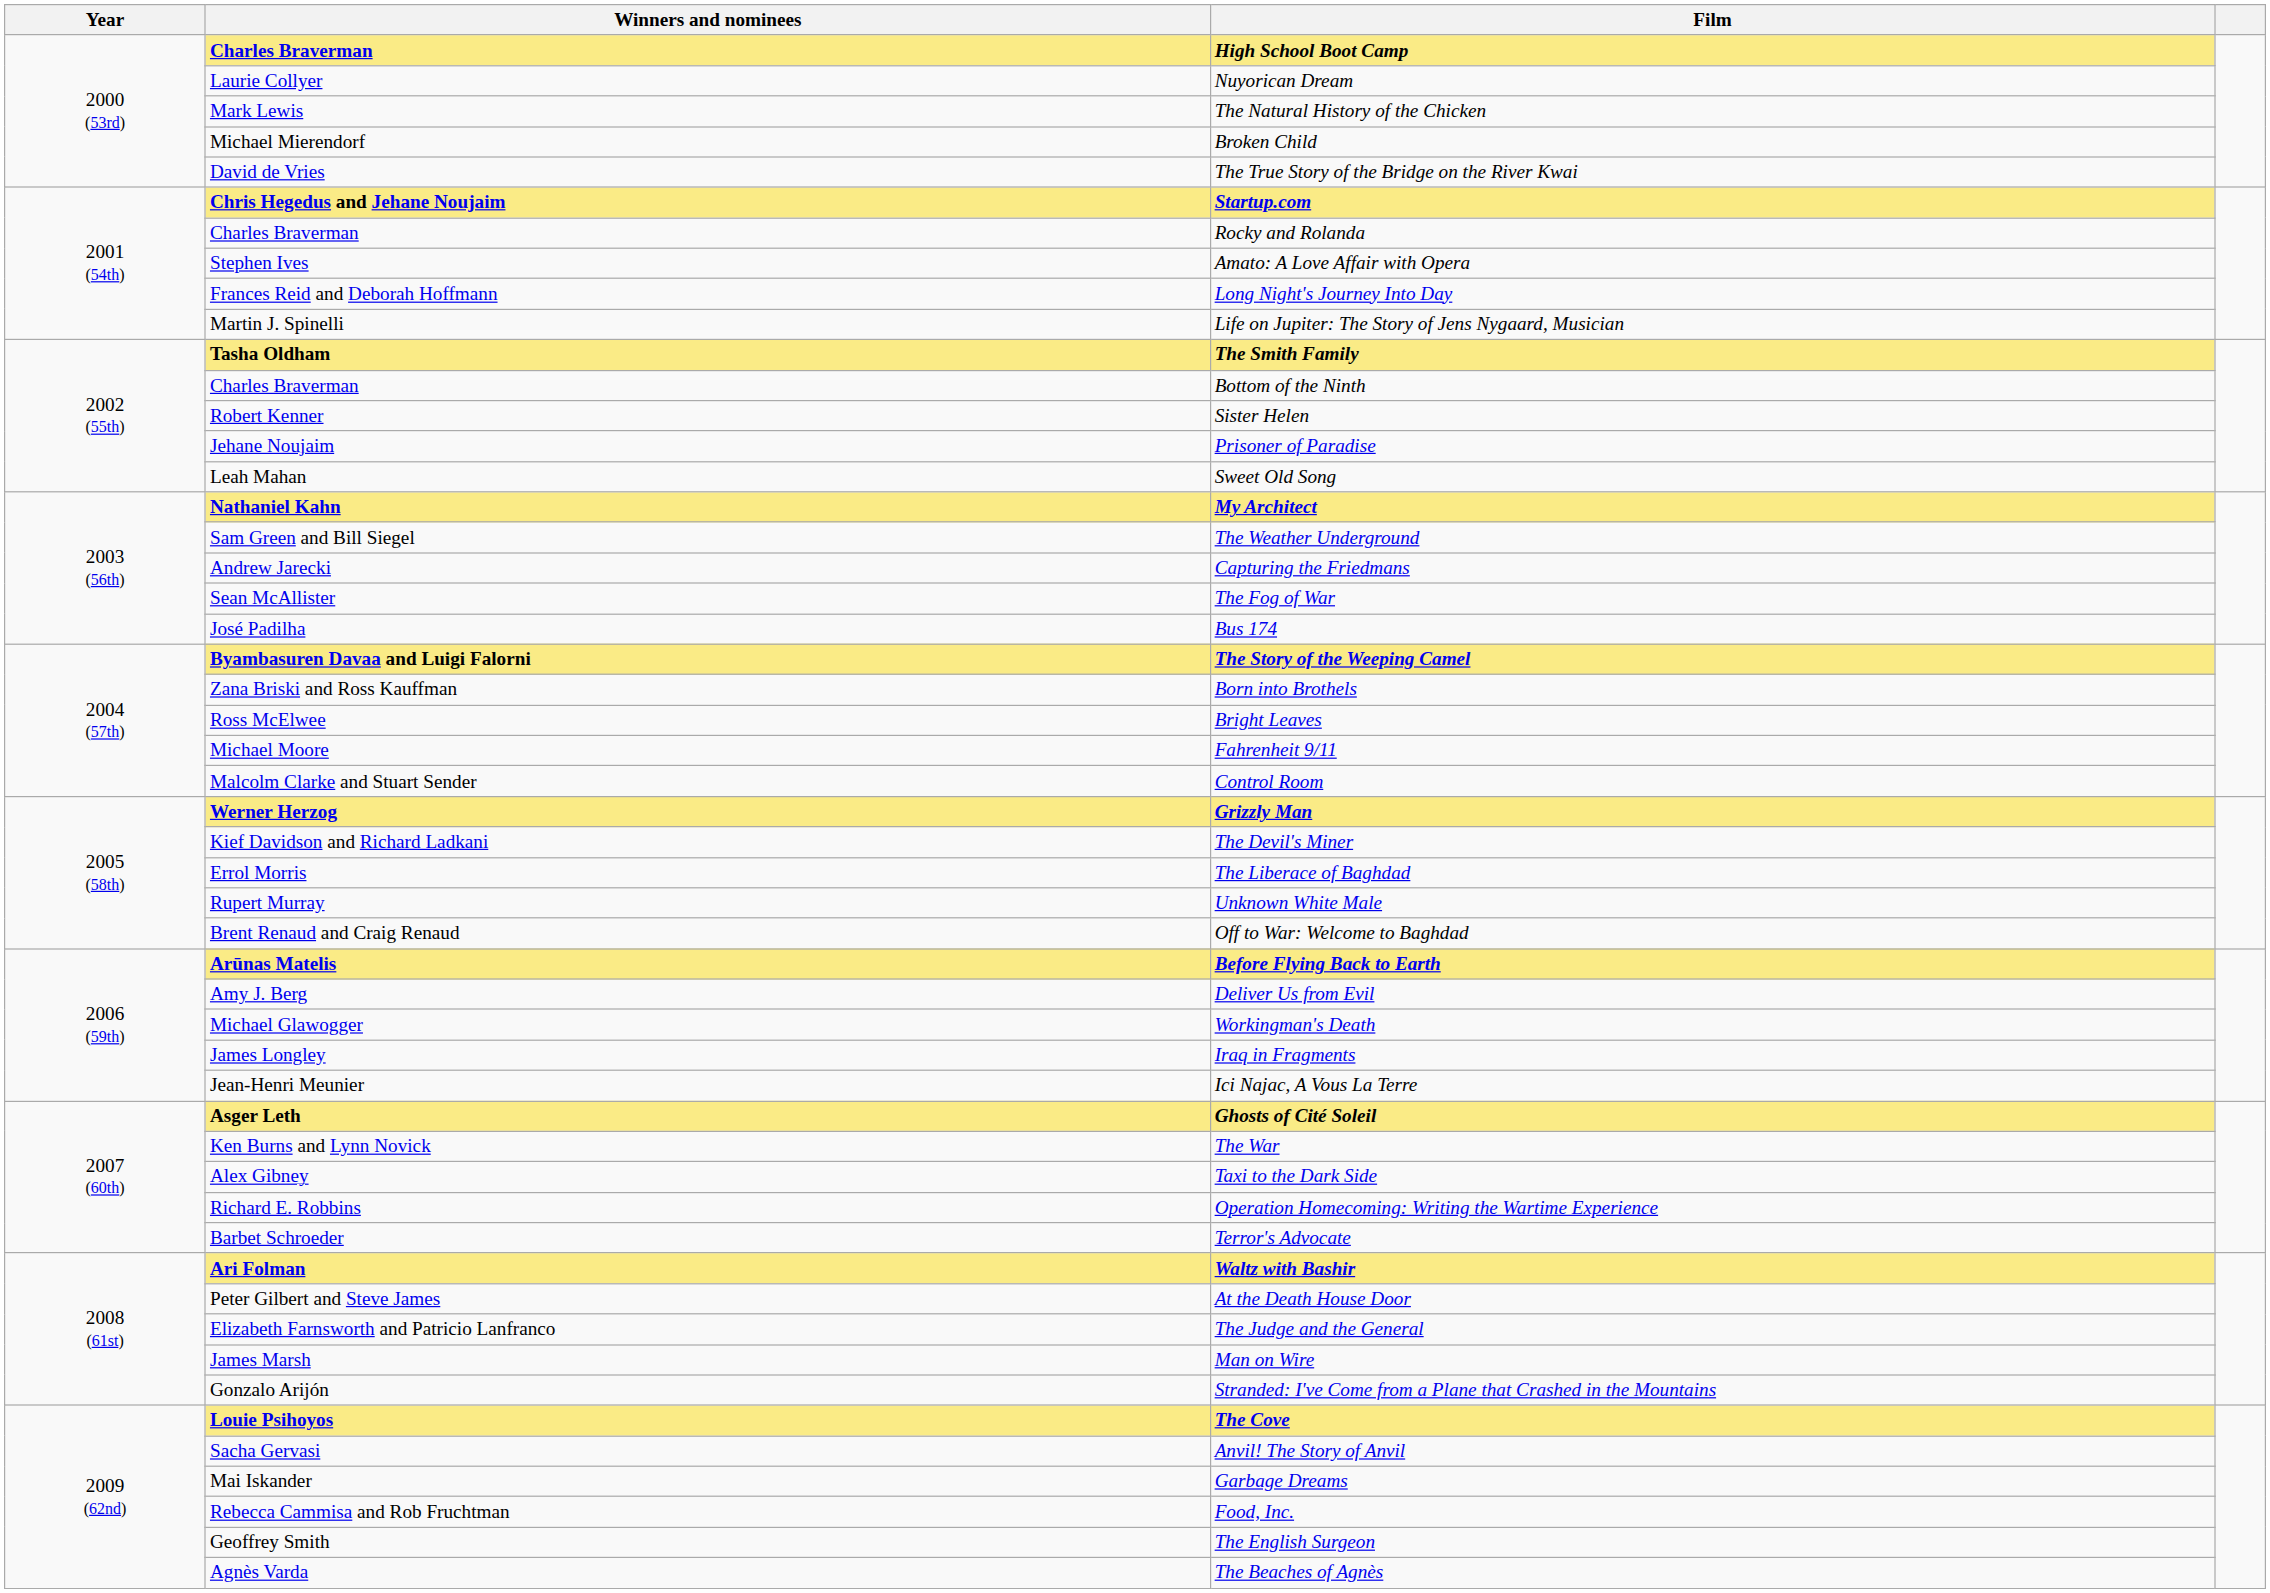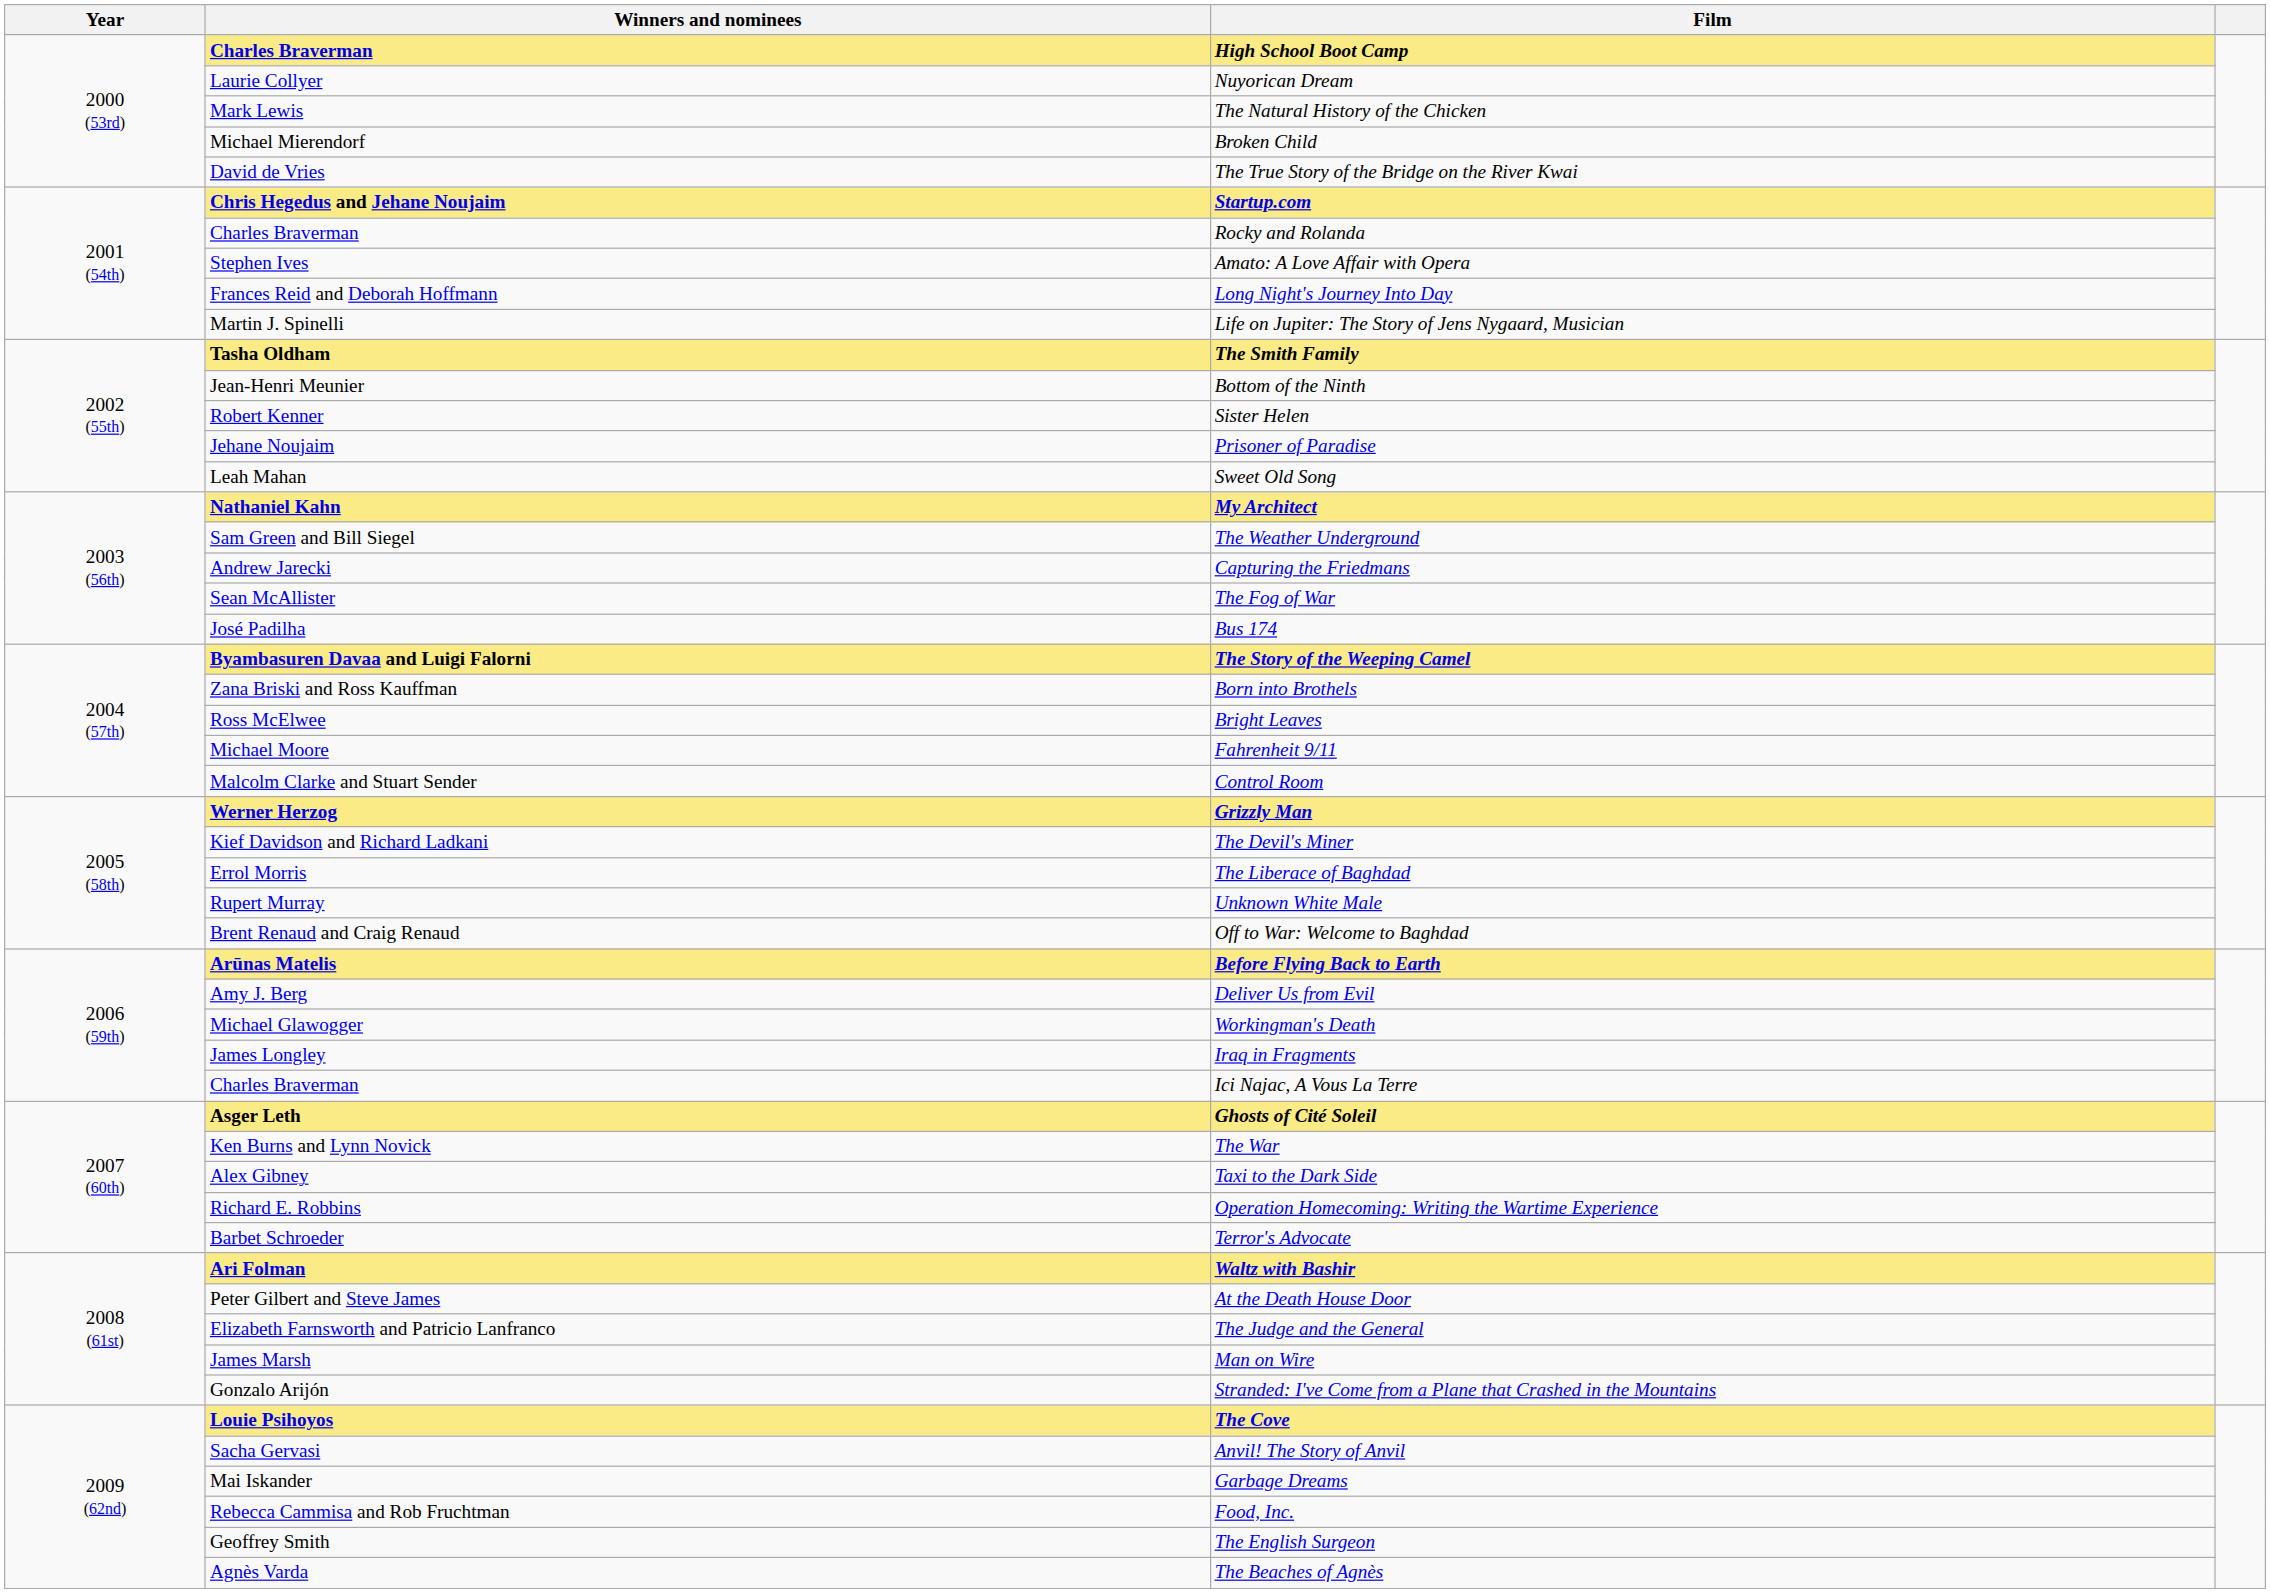(284, 385) Charles Braverman -> (287, 385) Jean-Henri Meunier
(287, 1085) Jean-Henri Meunier -> (284, 1085) Charles Braverman
